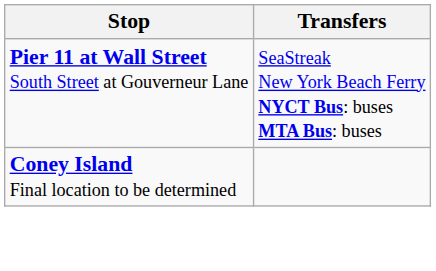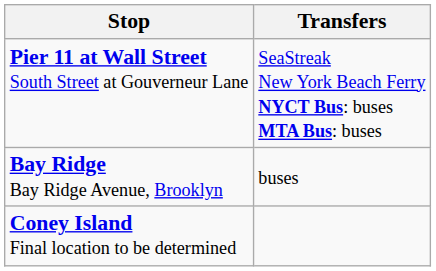+ row: (116, 176)
